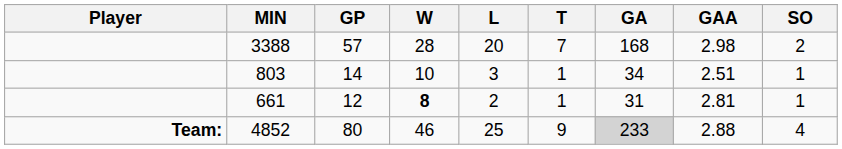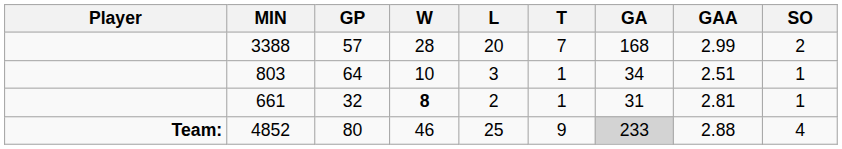(718, 46) 2.98 -> (718, 46) 2.99
(352, 74) 14 -> (352, 74) 64
(352, 102) 12 -> (352, 102) 32
